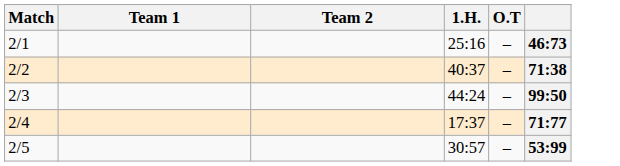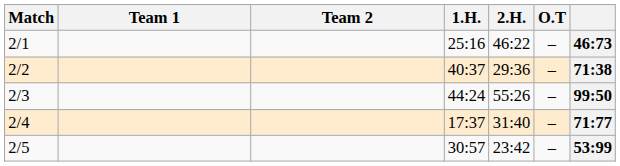+ column: (512, 17)
